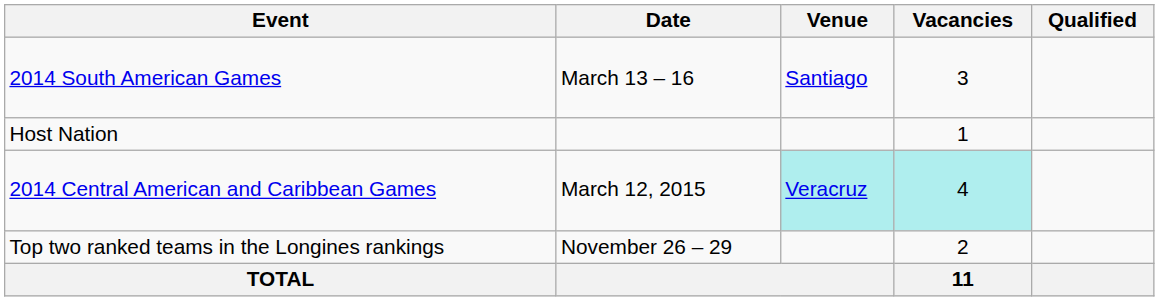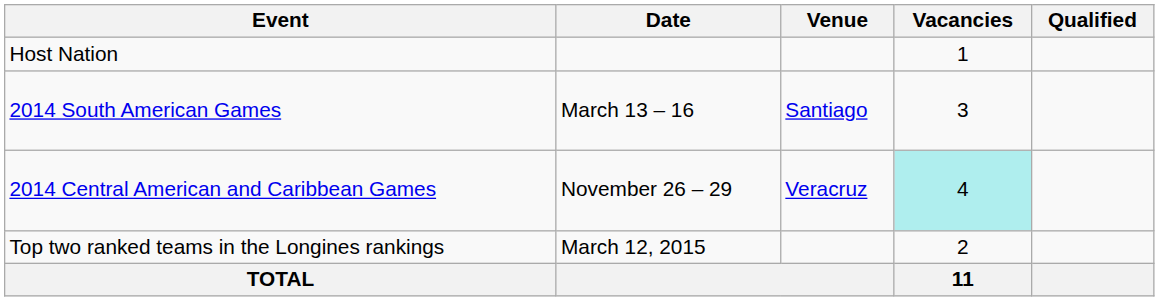rows swapped: (64, 133) <-> (145, 77)
(633, 190) March 12, 2015 -> (647, 190) November 26 – 29
(826, 190) paleturquoise background -> (826, 190) no background
(647, 246) November 26 – 29 -> (633, 246) March 12, 2015
